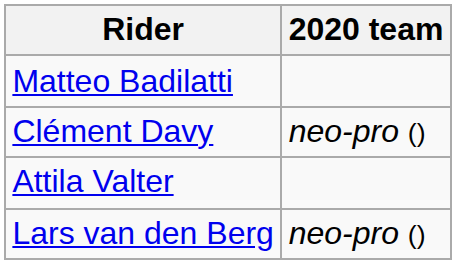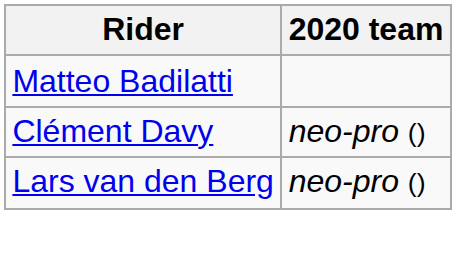- row: (93, 182)
